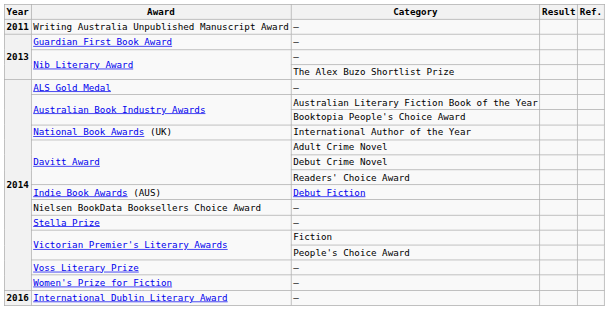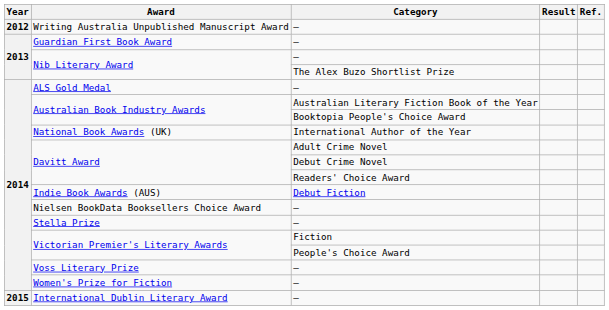(18, 27) 2011 -> (18, 27) 2012
(18, 298) 2016 -> (18, 298) 2015
